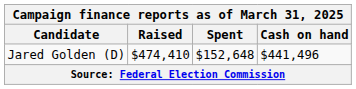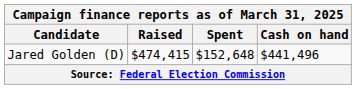(160, 54) $474,410 -> (160, 54) $474,415
